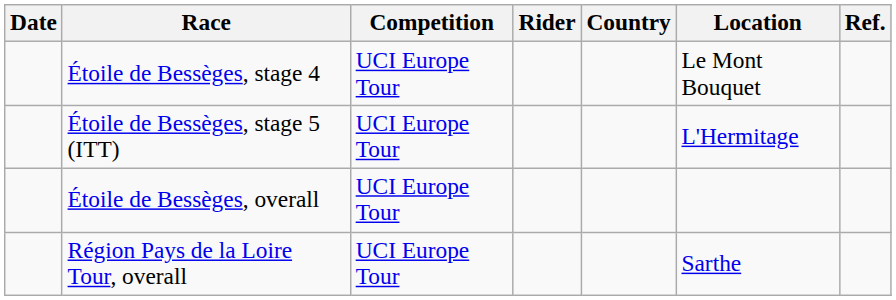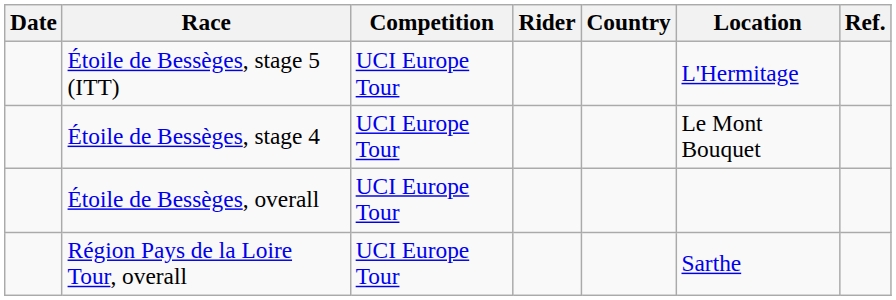rows swapped: (194, 73) <-> (194, 136)
